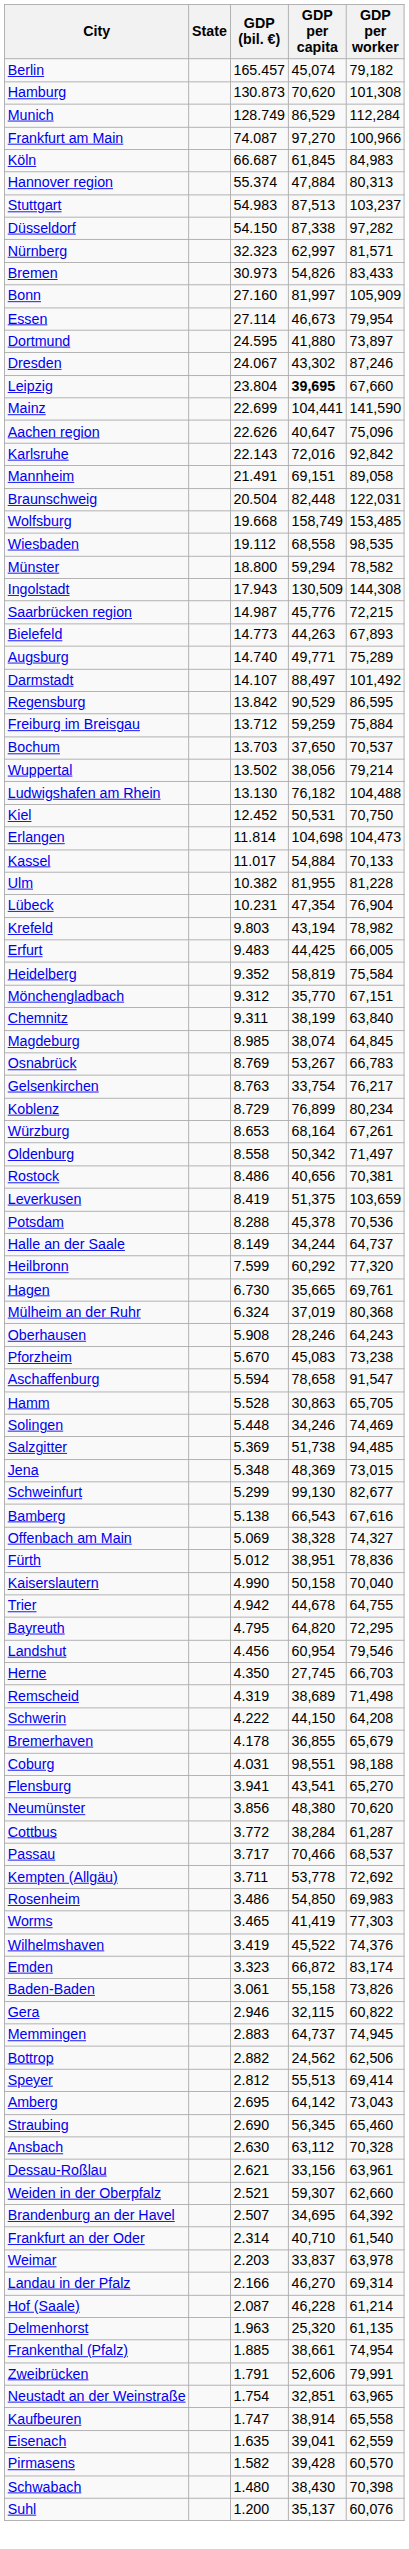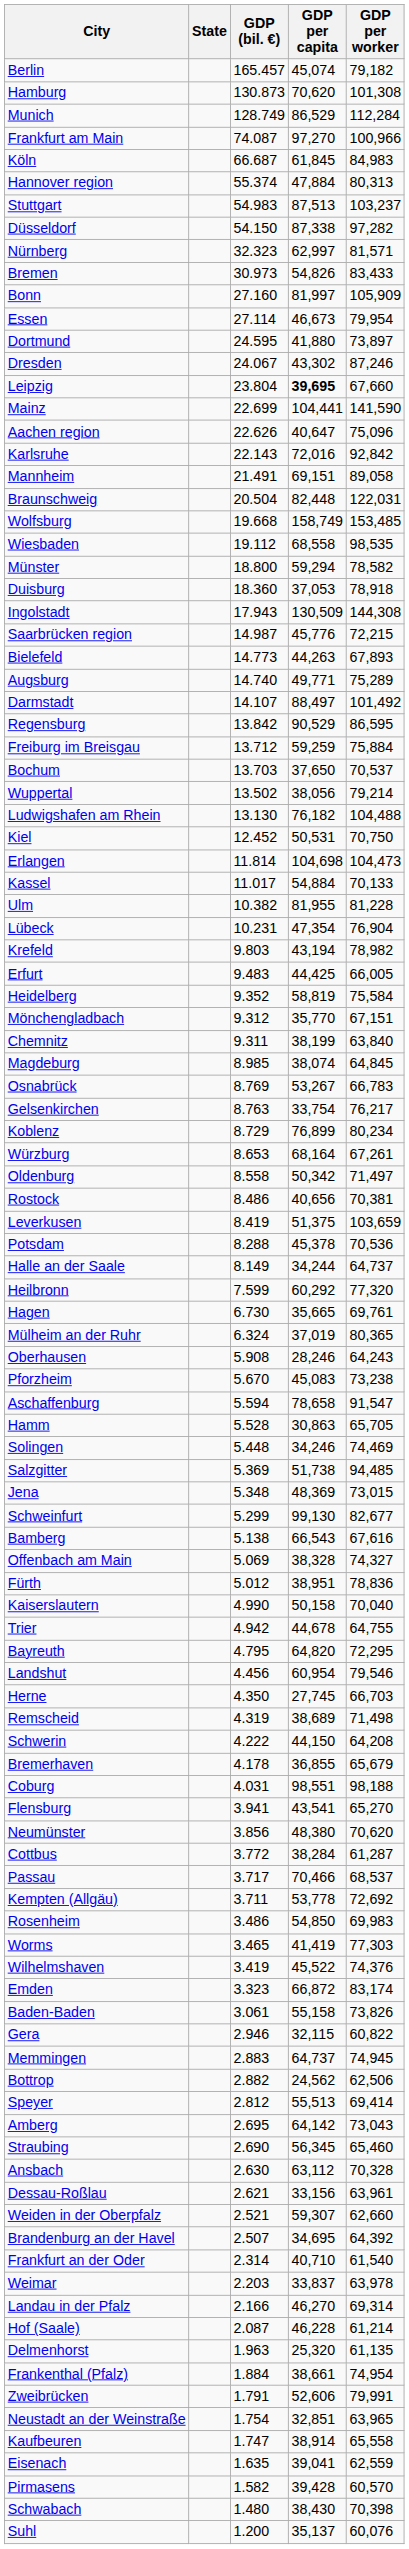+ row: (36, 589)
(371, 1312) 80,368 -> (371, 1335) 80,365
(251, 2351) 1.885 -> (251, 2373) 1.884
